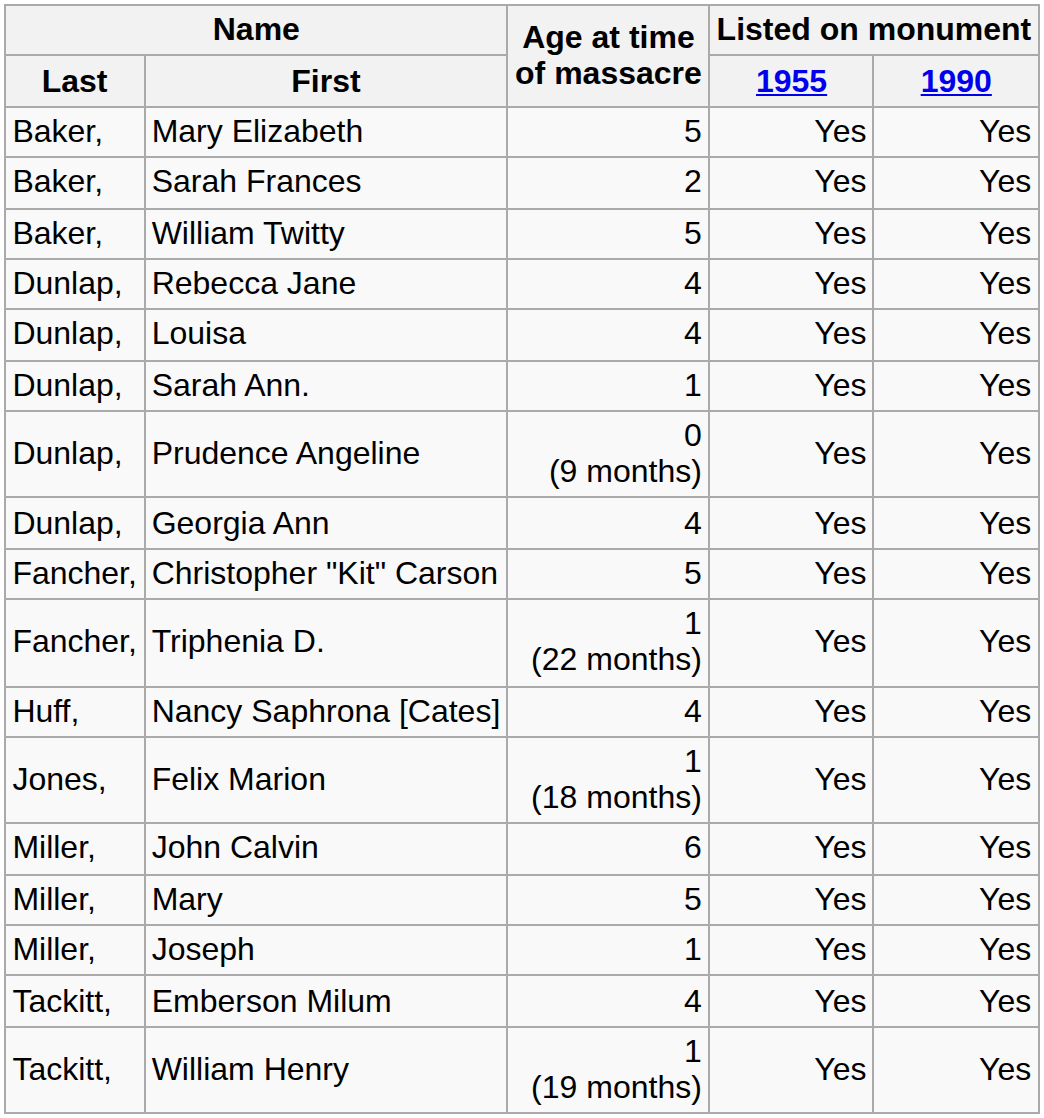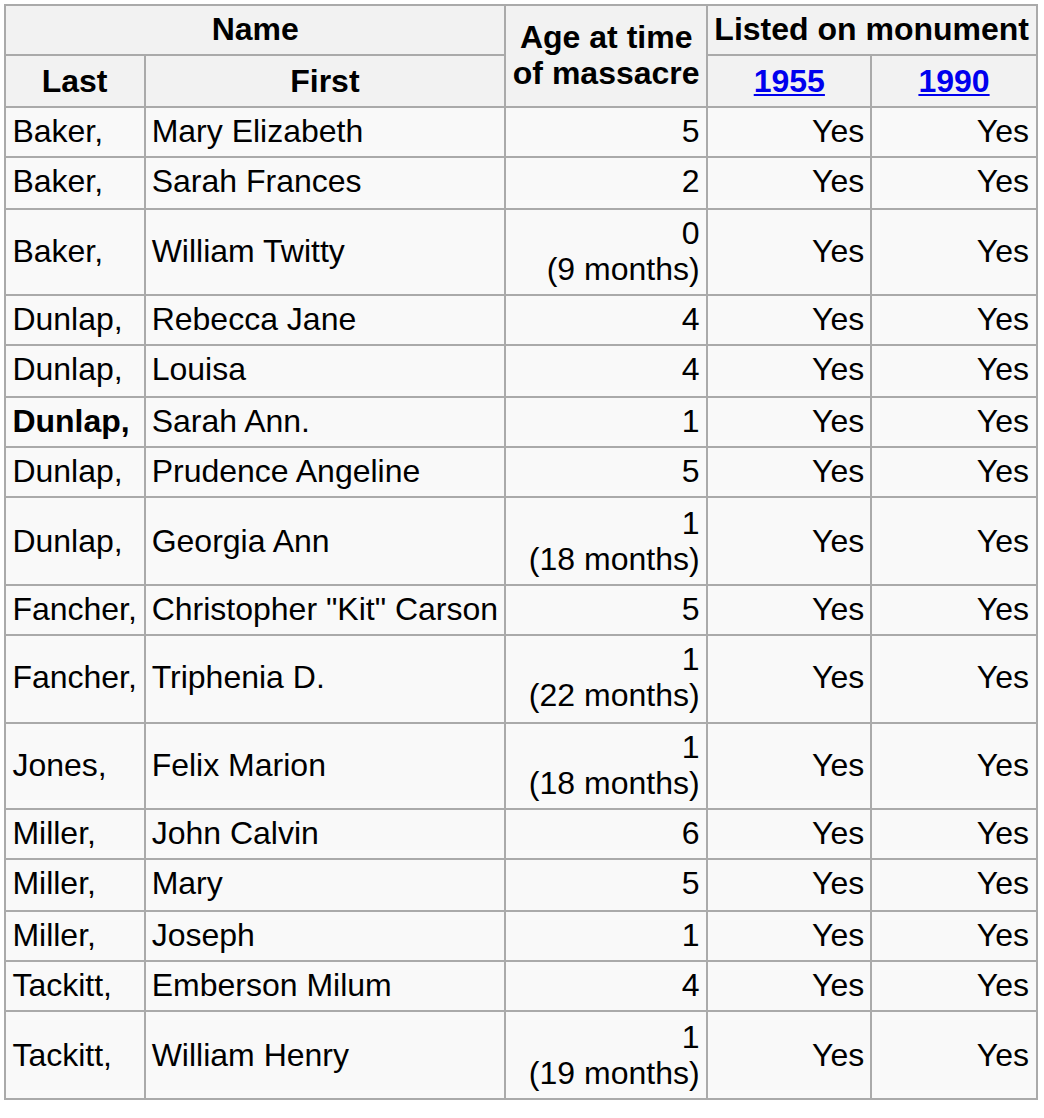(693, 232) 5 -> (623, 250) 0 (9 months)
(68, 385) normal -> (71, 421) bold
(625, 453) 0 (9 months) -> (691, 471) 5
(693, 522) 4 -> (614, 540) 1 (18 months)
- row: (326, 710)
